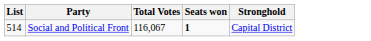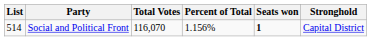+ column: (218, 12)
(149, 28) 116,067 -> (149, 28) 116,070
